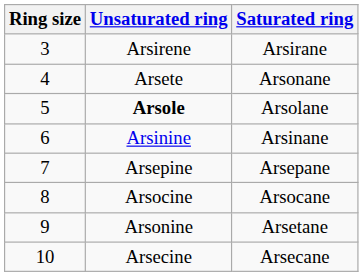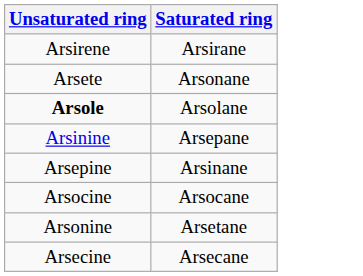- column: (45, 19)
(295, 138) Arsinane -> (214, 138) Arsepane
(295, 167) Arsepane -> (214, 167) Arsinane
